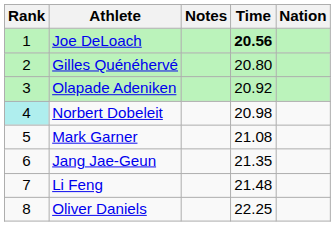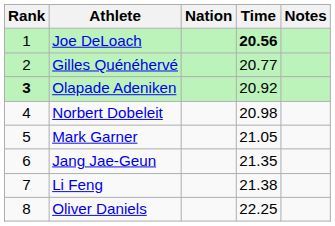columns swapped: (303, 16) <-> (206, 16)
(253, 64) 20.80 -> (258, 64) 20.77
(27, 88) normal -> (27, 88) bold
(27, 112) paleturquoise background -> (27, 112) no background
(253, 137) 21.08 -> (258, 137) 21.05
(253, 185) 21.48 -> (258, 185) 21.38
